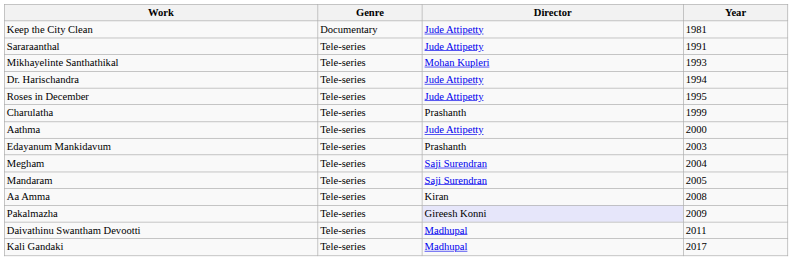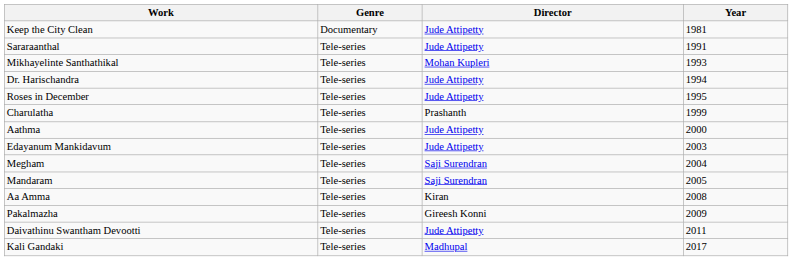(445, 146) Prashanth -> (454, 146) Jude Attipetty
(456, 213) lavender background -> (456, 213) no background
(446, 230) Madhupal -> (454, 230) Jude Attipetty
